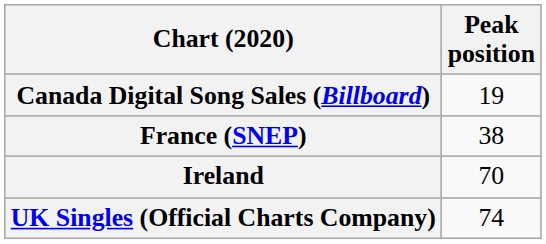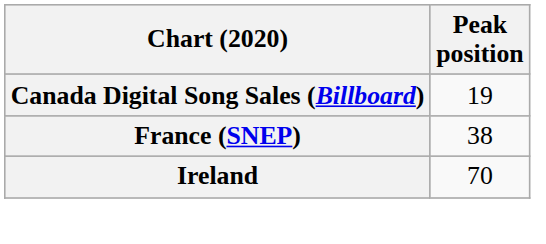- row: (223, 217)
